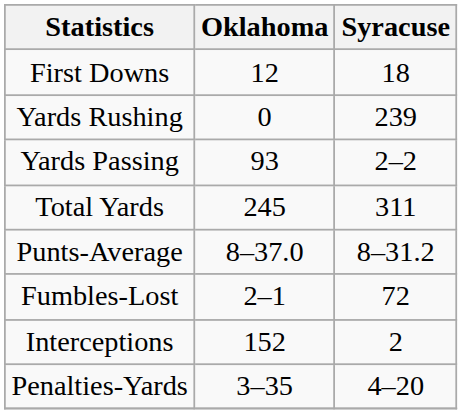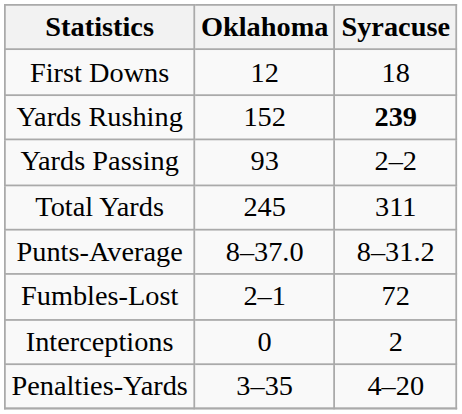(265, 116) 0 -> (265, 116) 152
(396, 116) normal -> (396, 116) bold
(265, 341) 152 -> (265, 341) 0
